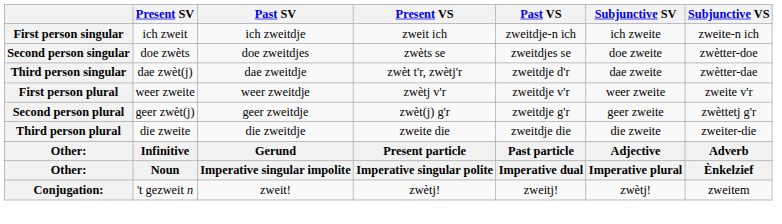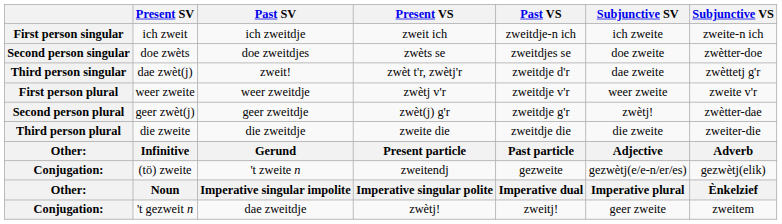(275, 72) dae zweitdje -> (275, 72) zweit!
(729, 72) zwètter-dae -> (733, 72) zwèttetj g'r
(636, 111) geer zweite -> (638, 111) zwètj!
(729, 111) zwèttetj g'r -> (733, 111) zwètter-dae
+ row: (165, 170)
(275, 190) zweit! -> (275, 209) dae zweitdje
(636, 190) zwètj! -> (638, 209) geer zweite
